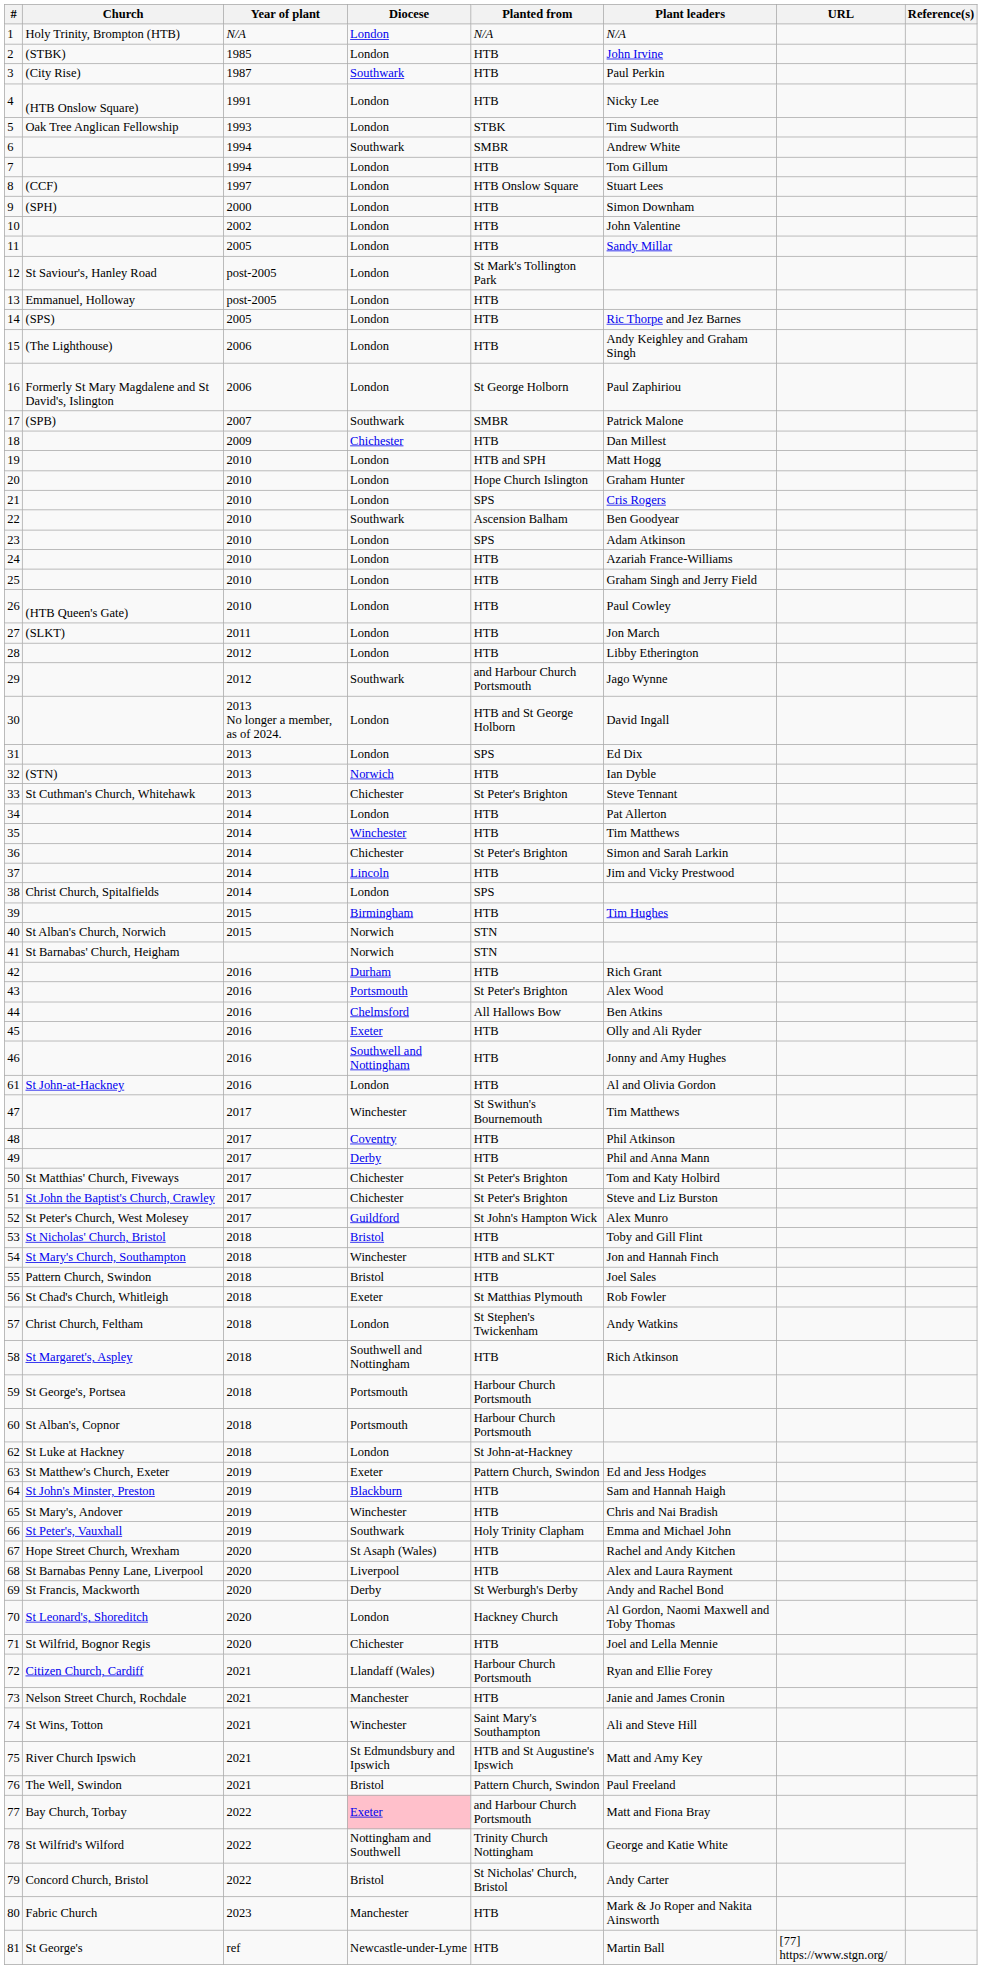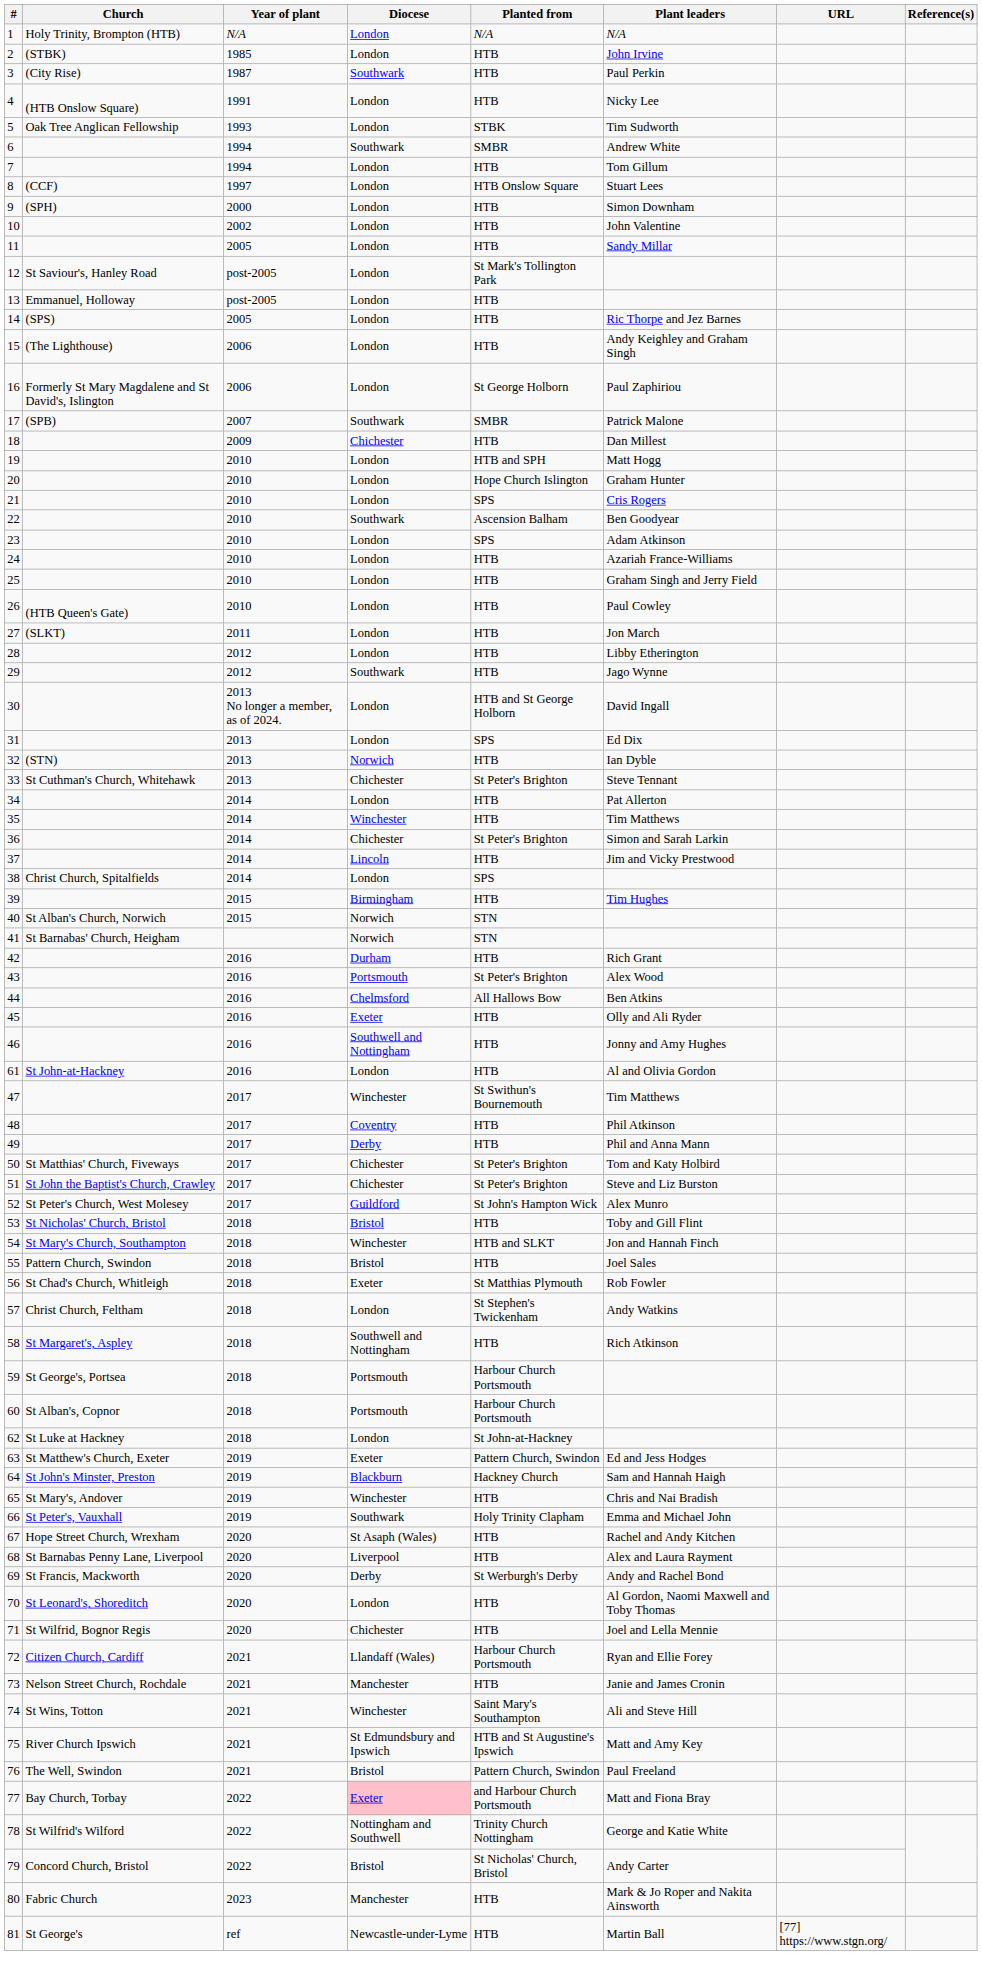(525, 679) and Harbour Church Portsmouth -> (486, 672) HTB
(486, 1491) HTB -> (516, 1477) Hackney Church
(516, 1617) Hackney Church -> (486, 1603) HTB
